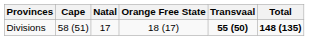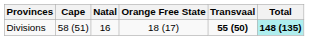(105, 27) 17 -> (105, 27) 16
(281, 27) no background -> (281, 27) paleturquoise background
